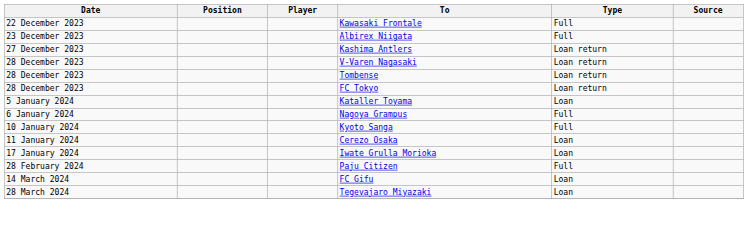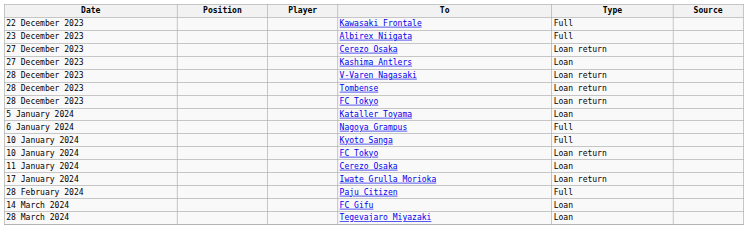+ row: (45, 50)
(580, 50) Loan return -> (563, 63) Loan
+ row: (42, 154)
(563, 154) Loan -> (580, 180) Loan return
